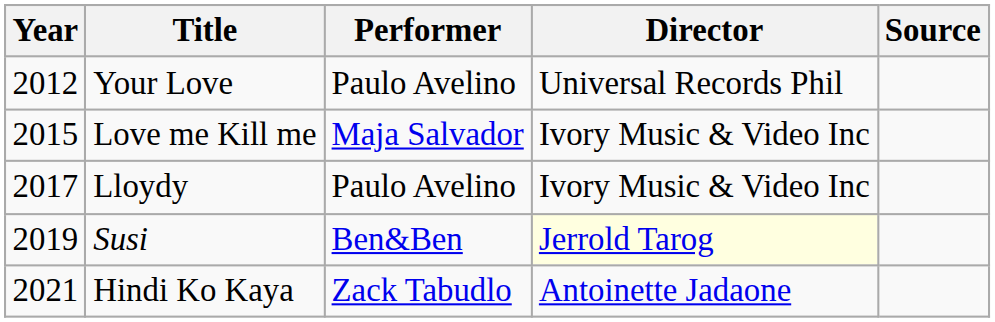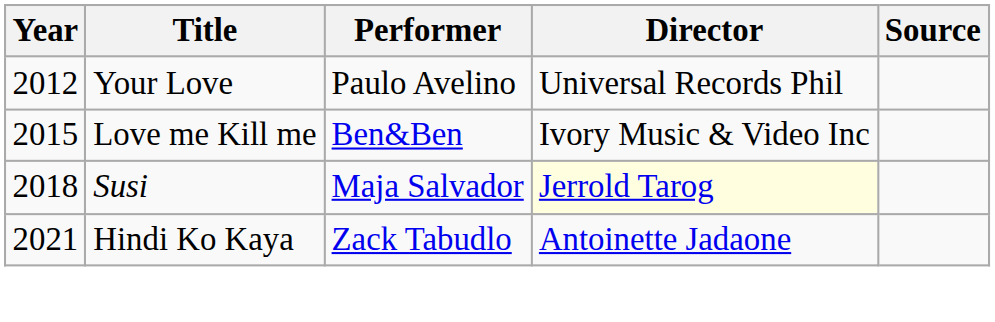(428, 134) Maja Salvador -> (397, 134) Ben&Ben
- row: (141, 186)
(45, 238) 2019 -> (45, 186) 2018
(397, 238) Ben&Ben -> (428, 186) Maja Salvador
